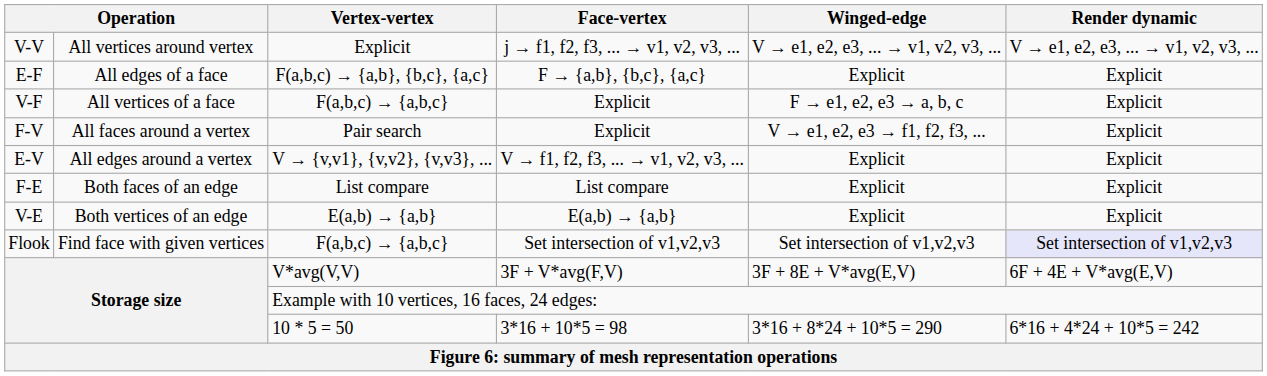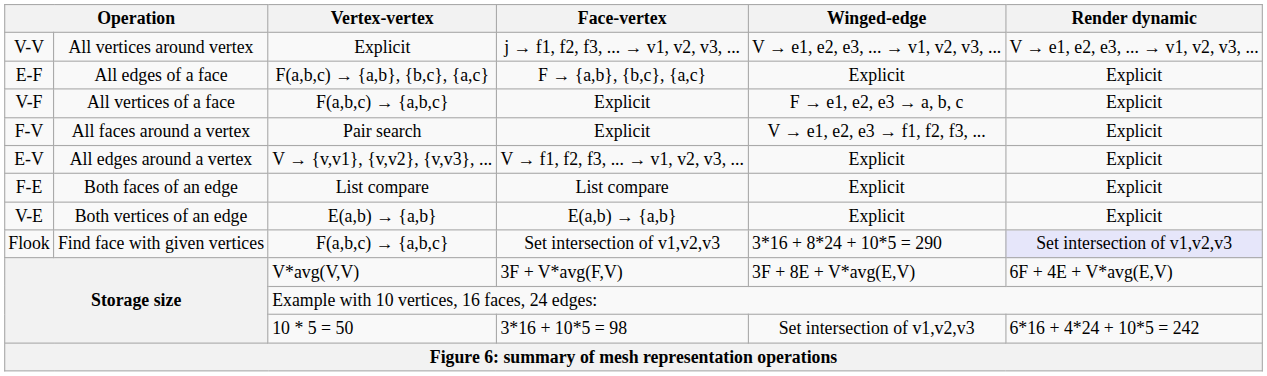(877, 243) Set intersection of v1,v2,v3 -> (847, 243) 3*16 + 8*24 + 10*5 = 290
(847, 328) 3*16 + 8*24 + 10*5 = 290 -> (877, 328) Set intersection of v1,v2,v3
